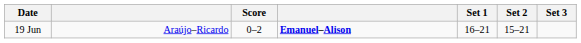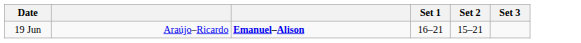- column: (254, 13)
